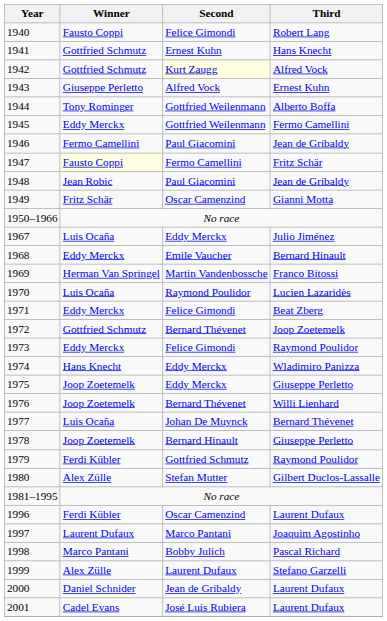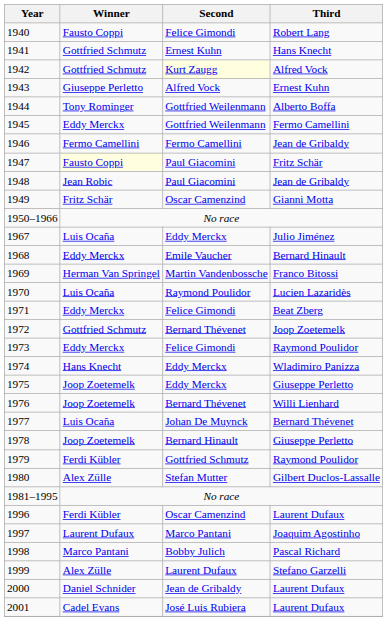(200, 143) Paul Giacomini -> (203, 143) Fermo Camellini
(203, 162) Fermo Camellini -> (200, 162) Paul Giacomini
